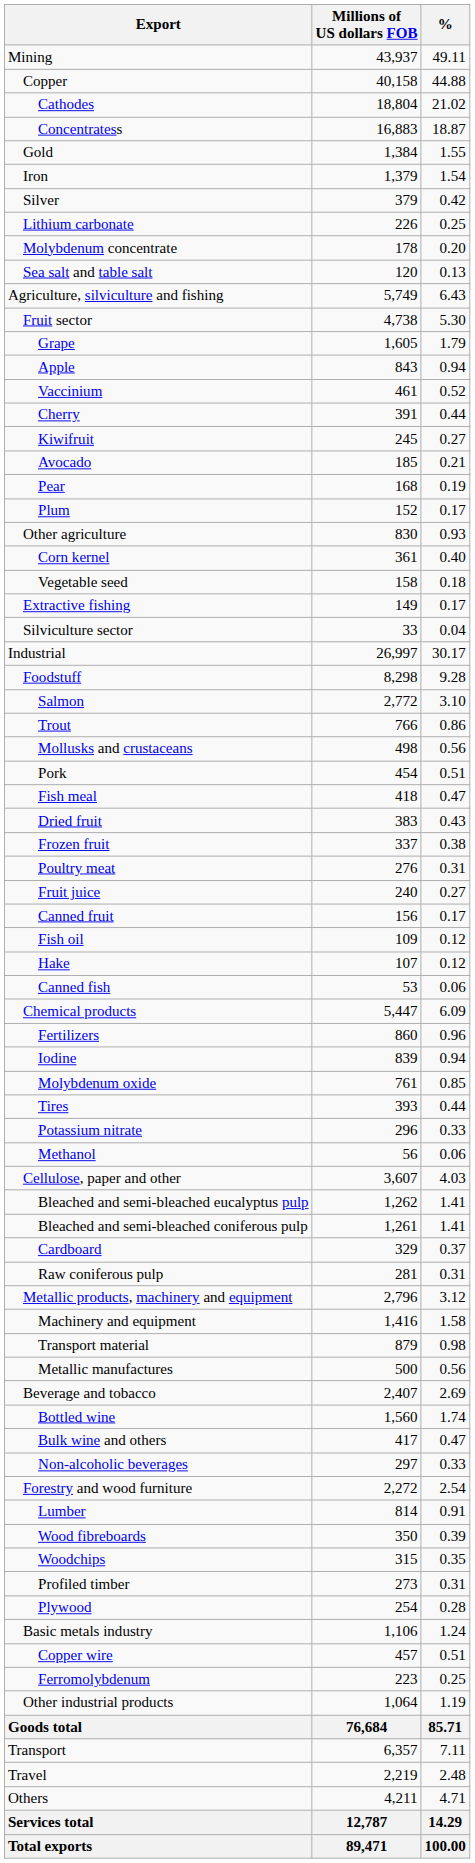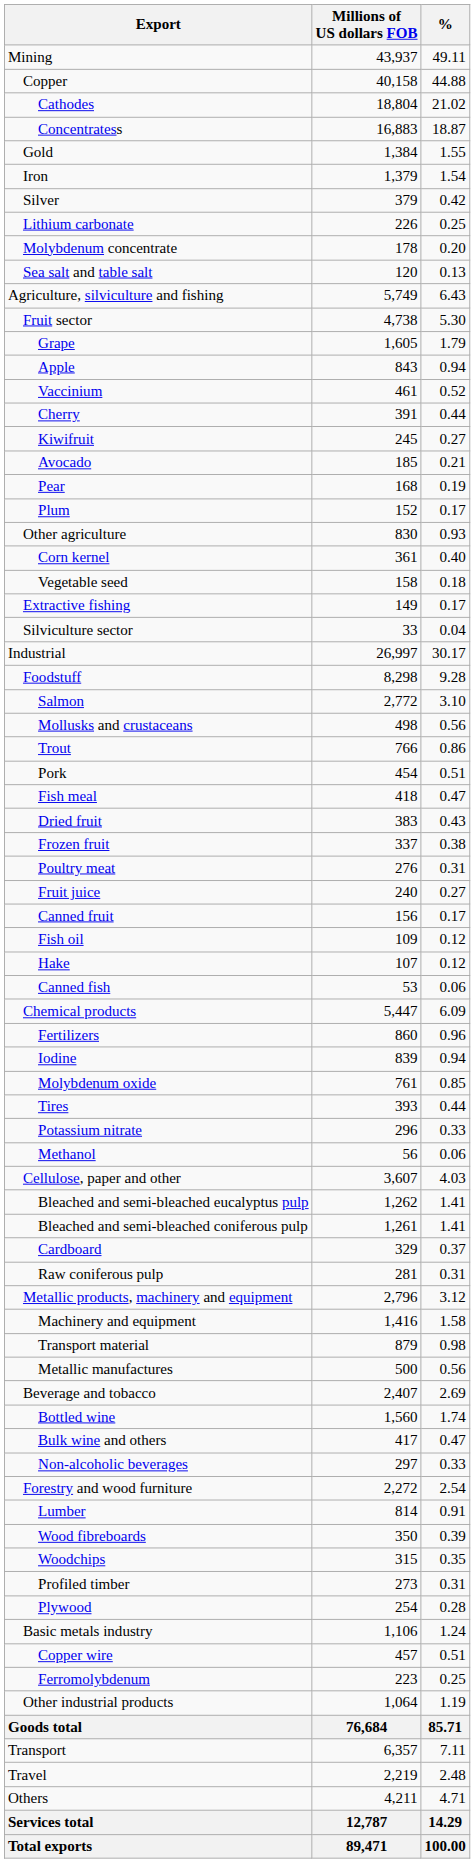rows swapped: (39, 725) <-> (100, 748)
